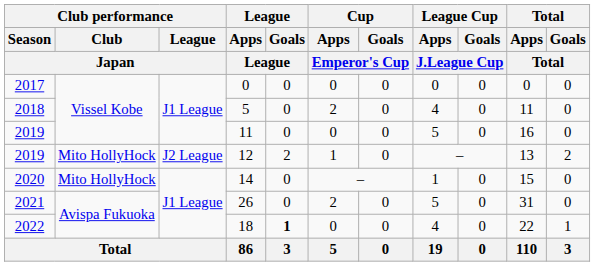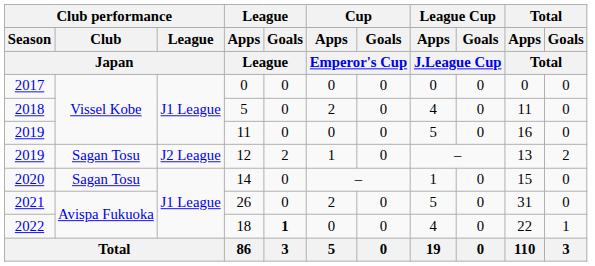(107, 156) Mito HollyHock -> (106, 156) Sagan Tosu
(107, 179) Mito HollyHock -> (106, 179) Sagan Tosu
